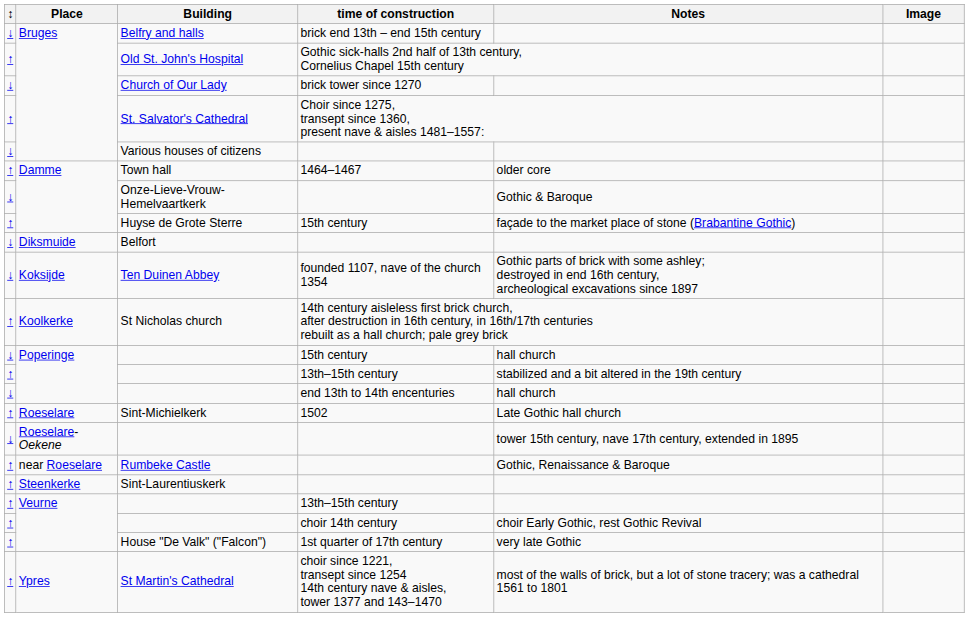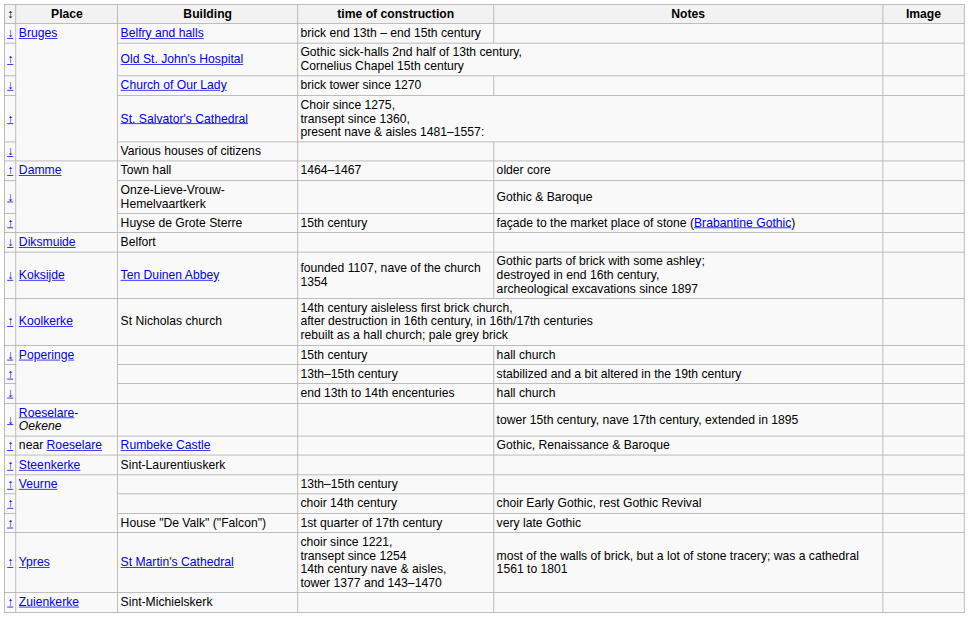- row: (164, 412)
+ row: (167, 602)
